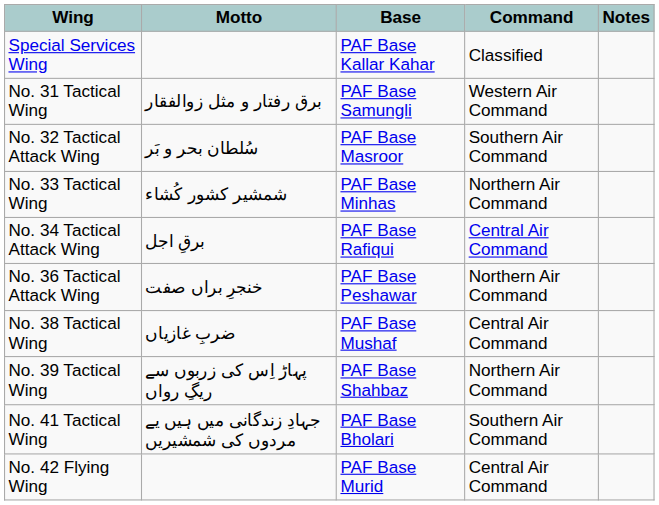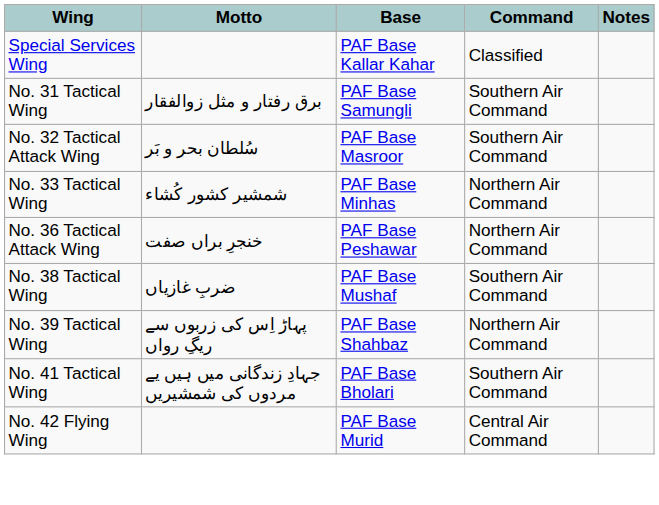(513, 101) Western Air Command -> (516, 101) Southern Air Command
- row: (64, 240)
(509, 333) Central Air Command -> (516, 286) Southern Air Command
